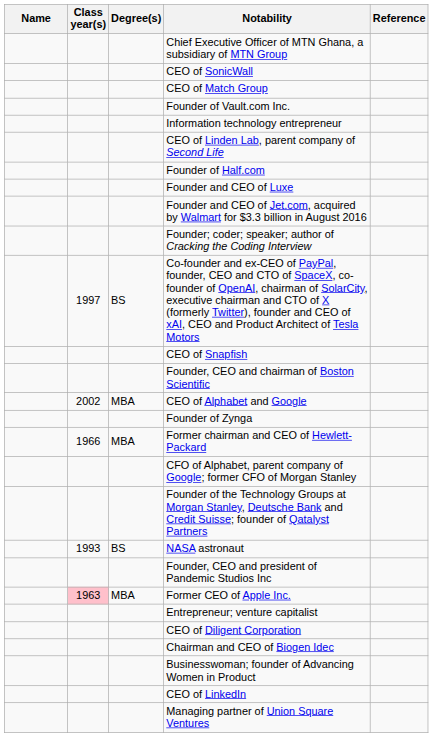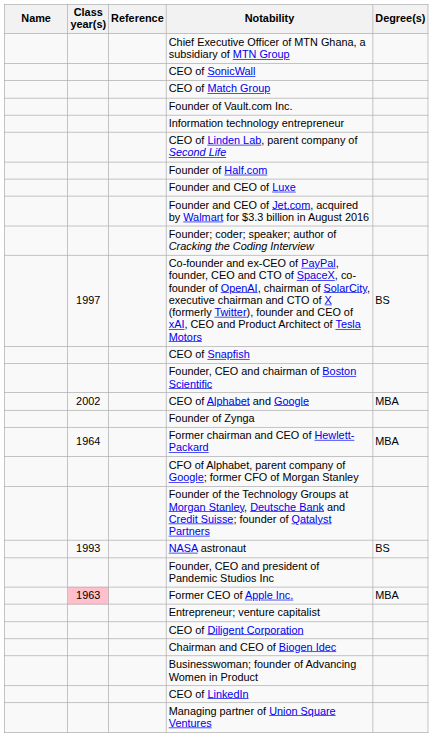columns swapped: (136, 19) <-> (399, 19)
(88, 442) 1966 -> (88, 442) 1964
